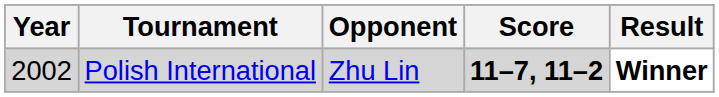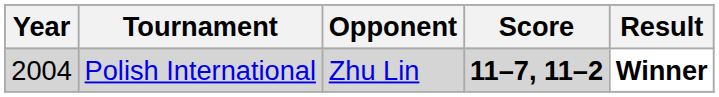(42, 70) 2002 -> (42, 70) 2004
